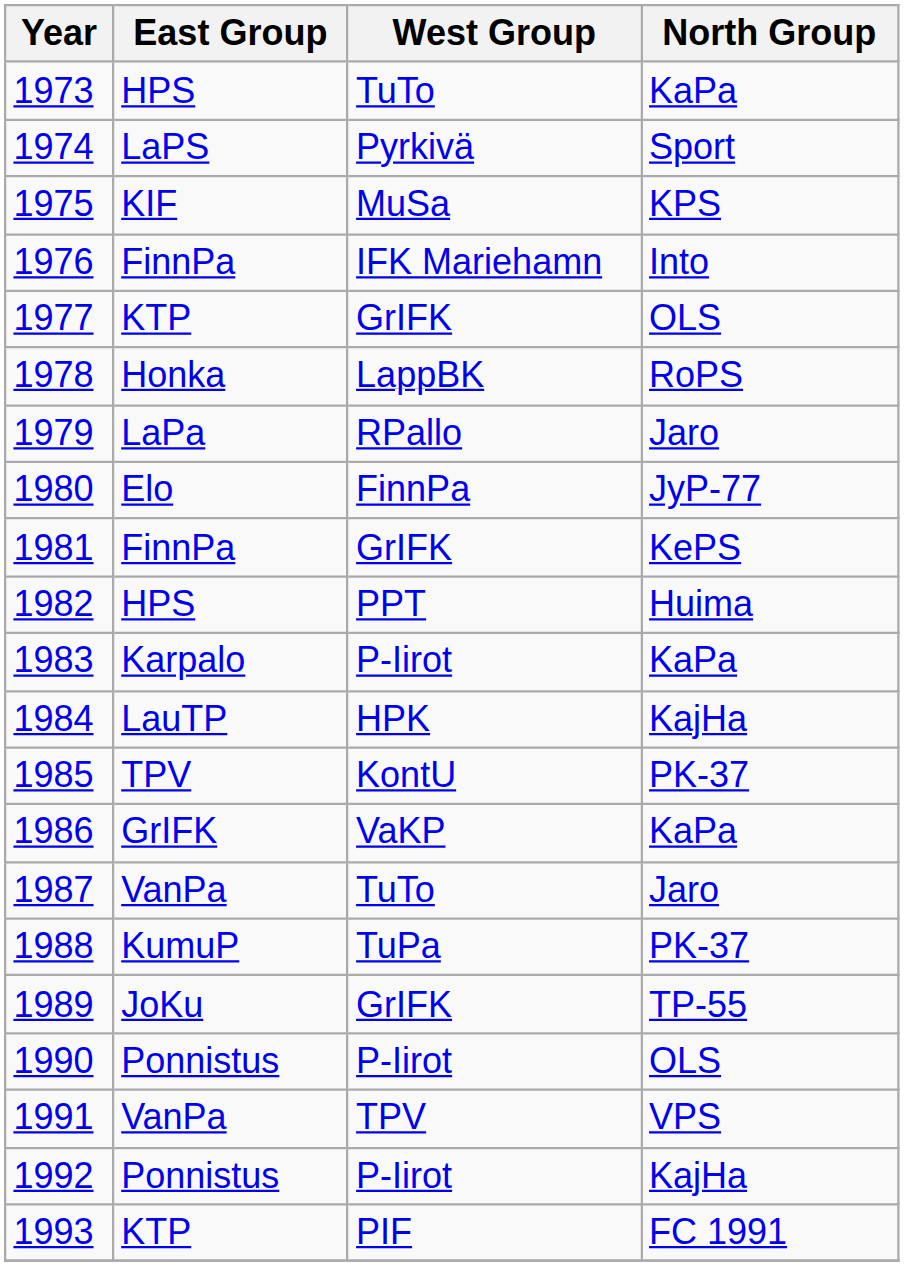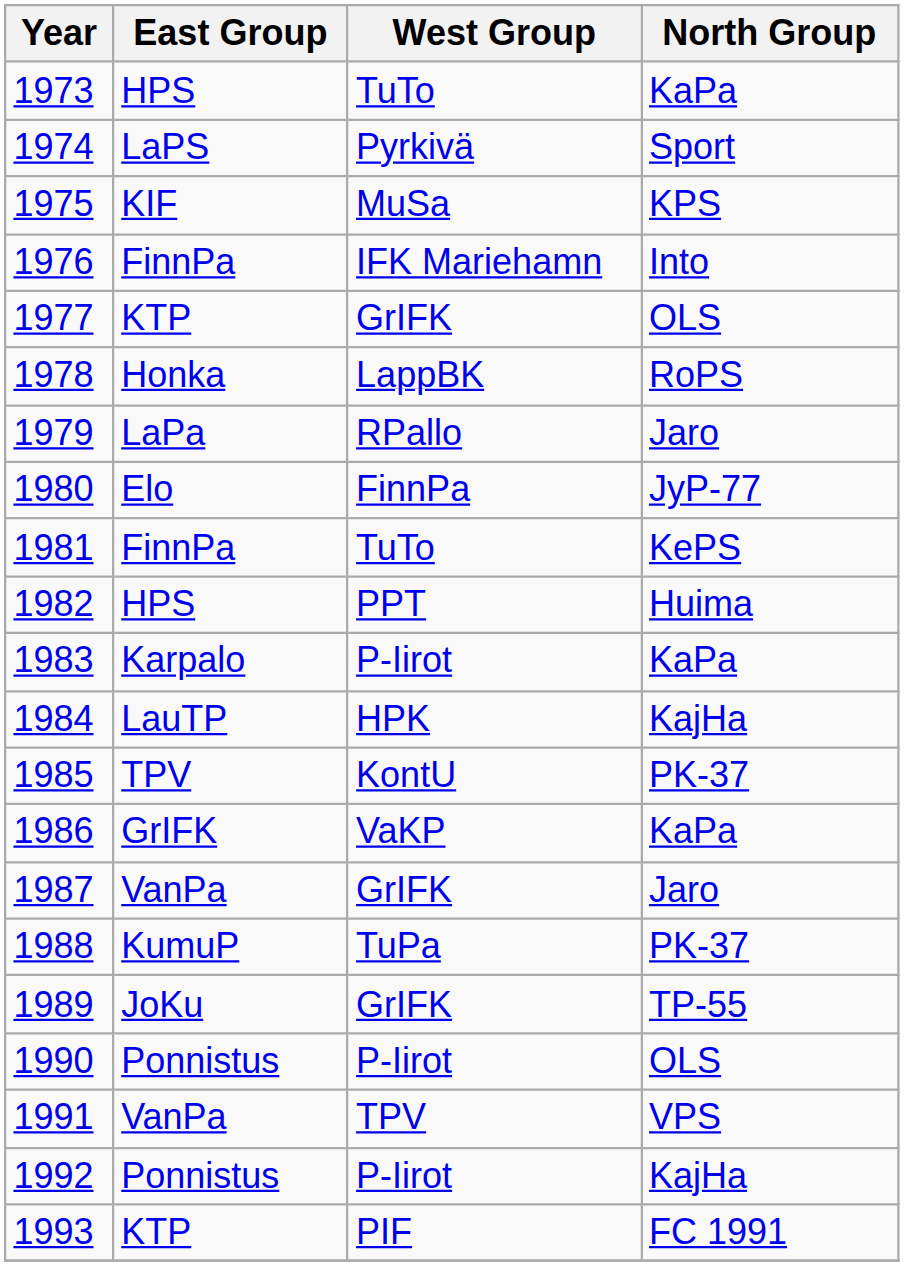(404, 546) GrIFK -> (395, 546) TuTo
(395, 889) TuTo -> (404, 889) GrIFK
